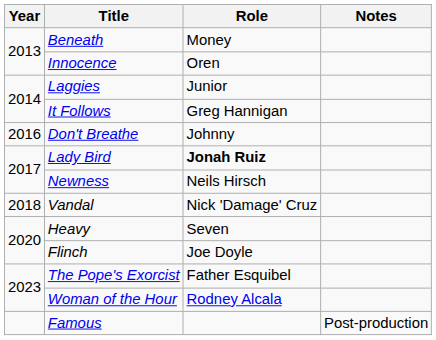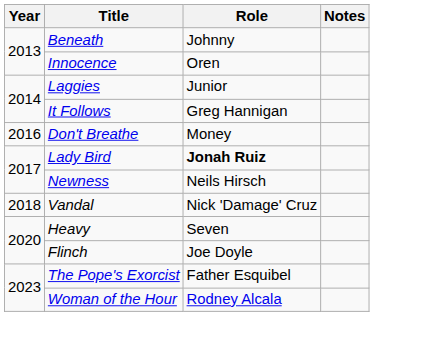(209, 39) Money -> (211, 39) Johnny
(211, 134) Johnny -> (209, 134) Money
- row: (75, 323)
